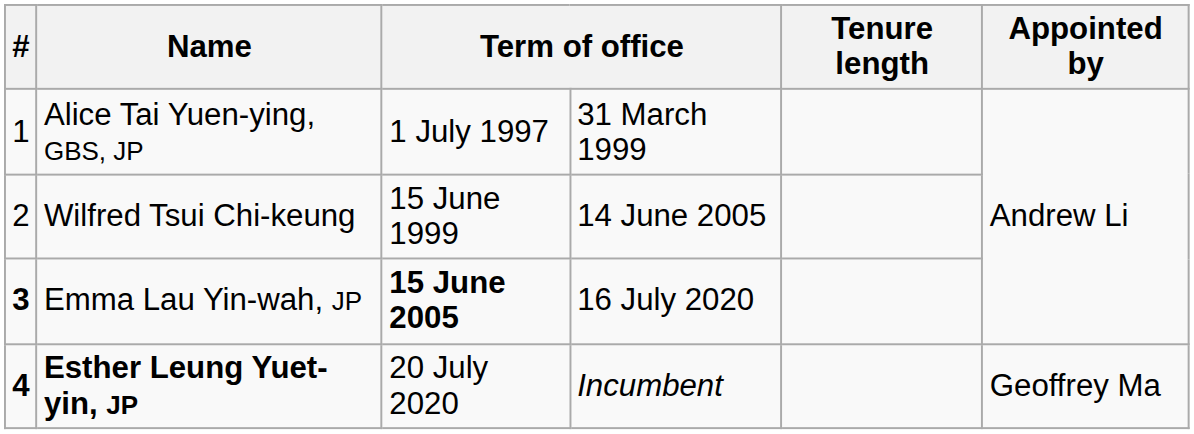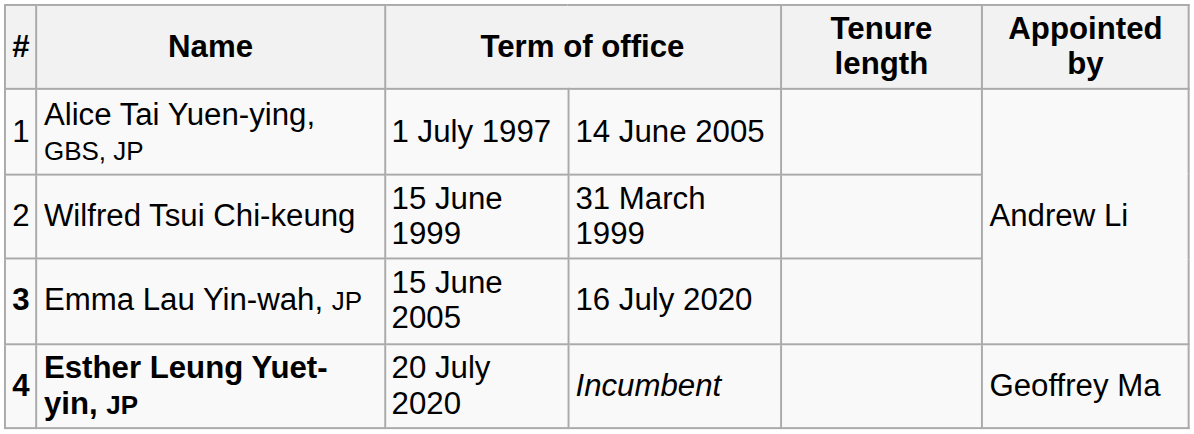(642, 131) 31 March 1999 -> (670, 131) 14 June 2005
(672, 215) 14 June 2005 -> (641, 215) 31 March 1999
(447, 300) bold -> (447, 300) normal
